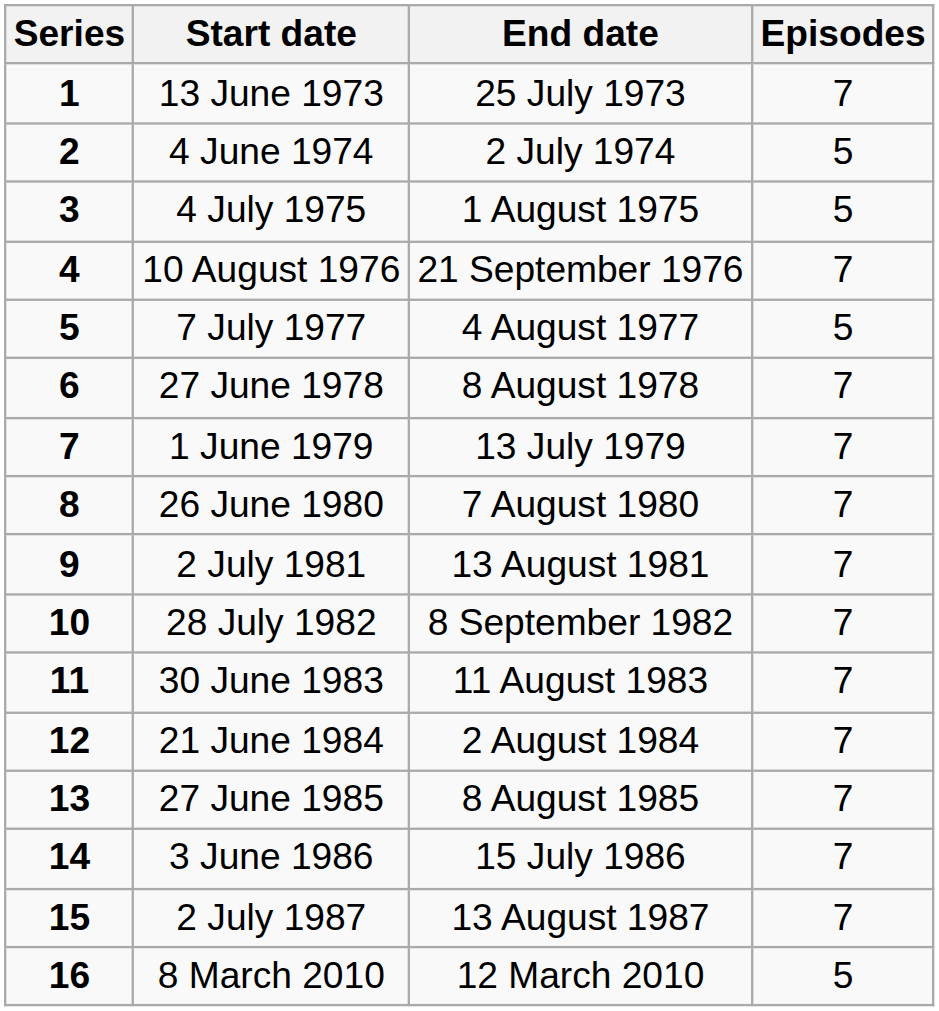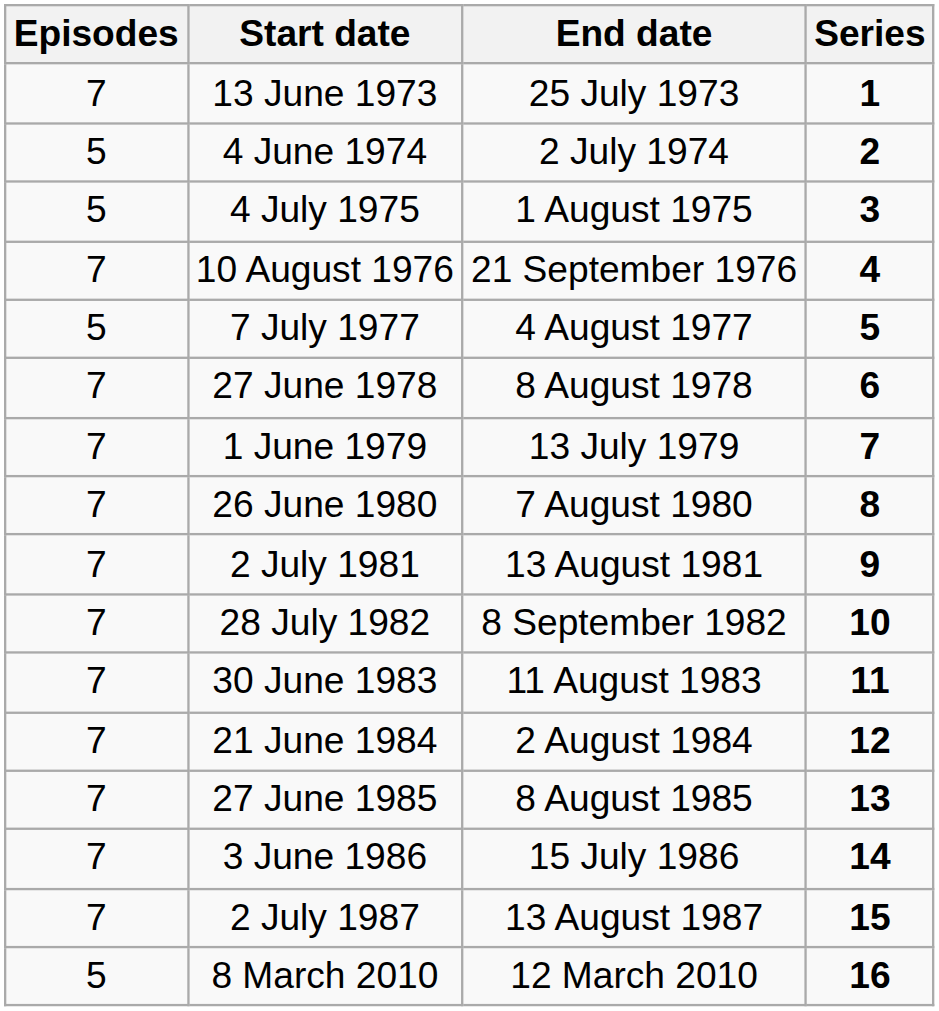columns swapped: (69, 33) <-> (843, 33)
